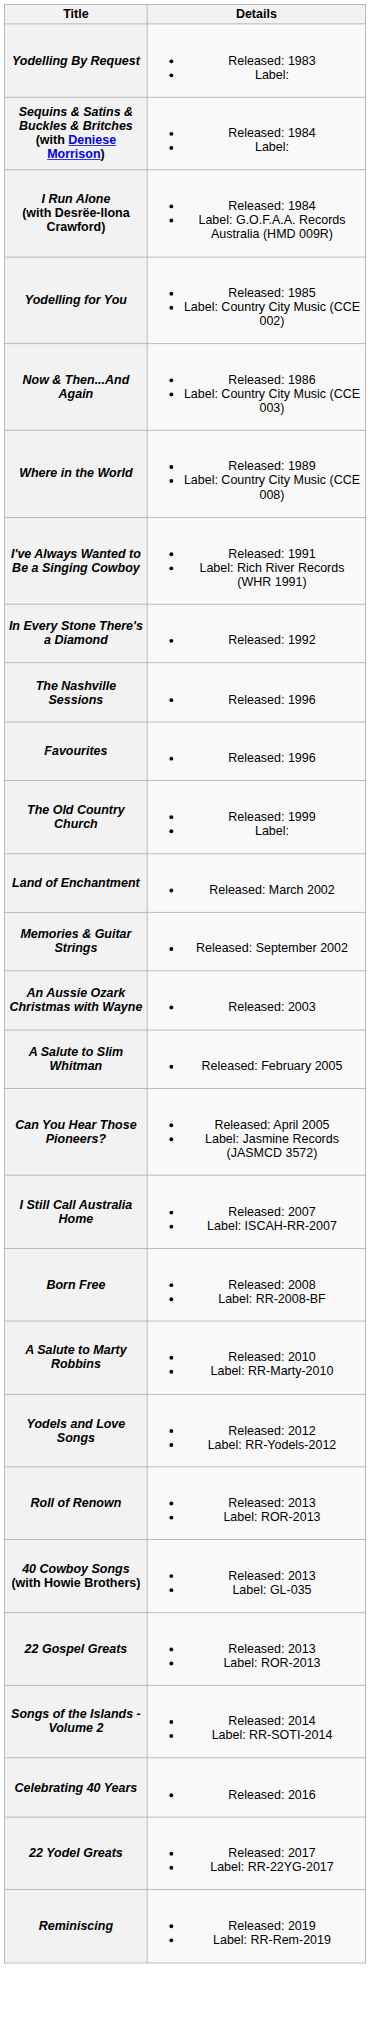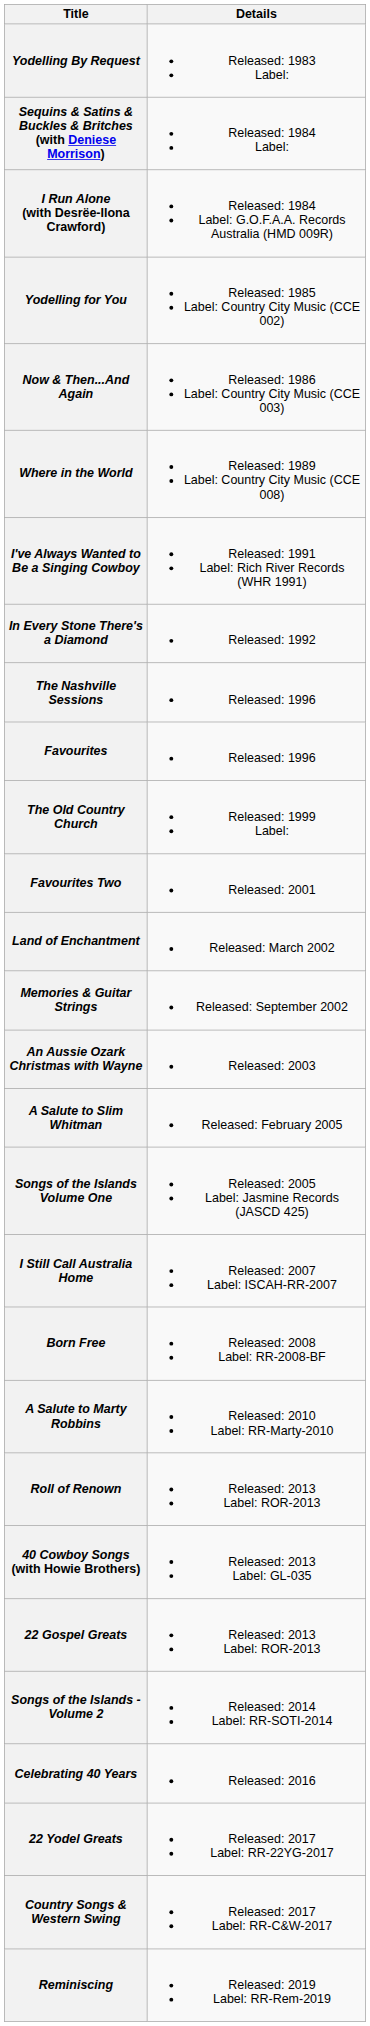+ row: (76, 882)
- row: (76, 1132)
+ row: (76, 1190)
- row: (76, 1430)
+ row: (76, 1912)
